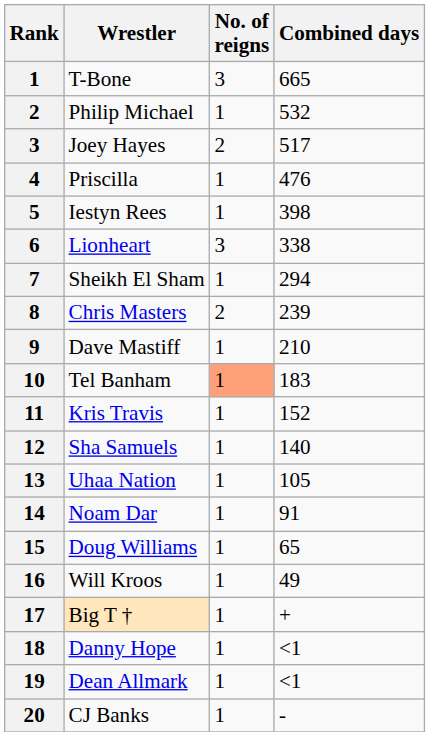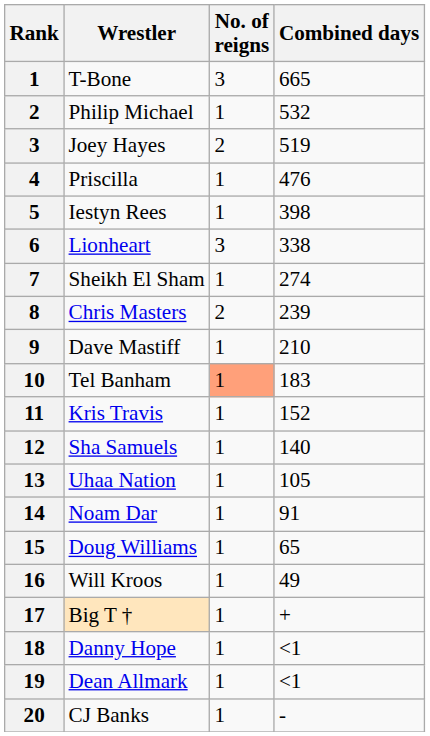(295, 145) 517 -> (295, 145) 519
(295, 279) 294 -> (295, 279) 274
